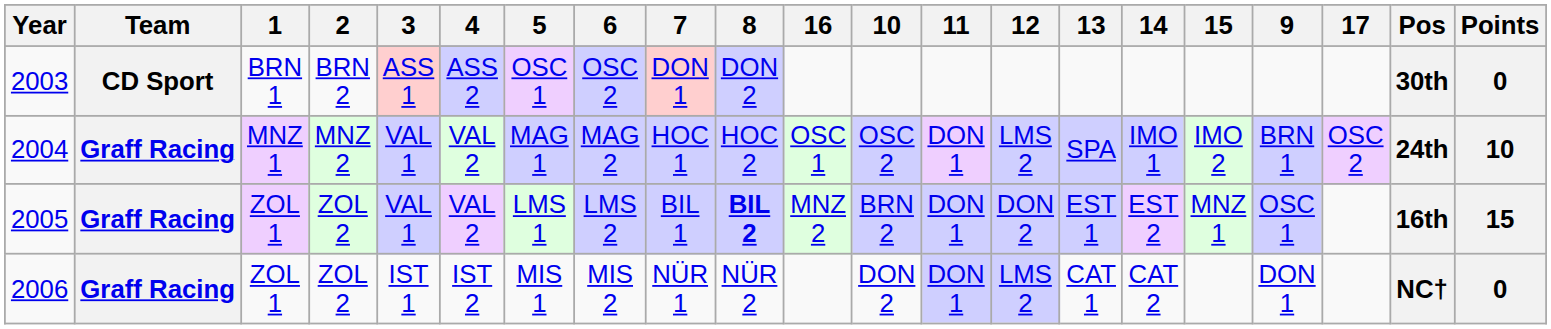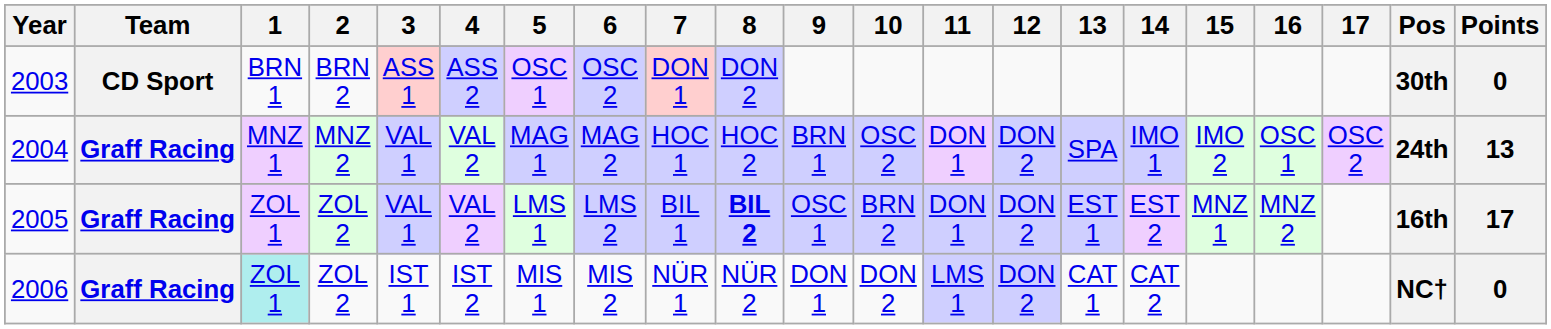columns swapped: (1287, 26) <-> (818, 26)
(1025, 150) LMS 2 -> (1027, 150) DON 2
(1500, 150) 10 -> (1500, 150) 13
(1500, 219) 15 -> (1500, 219) 17
(275, 289) no background -> (275, 289) paleturquoise background
(956, 289) DON 1 -> (957, 289) LMS 1
(1025, 289) LMS 2 -> (1027, 289) DON 2
